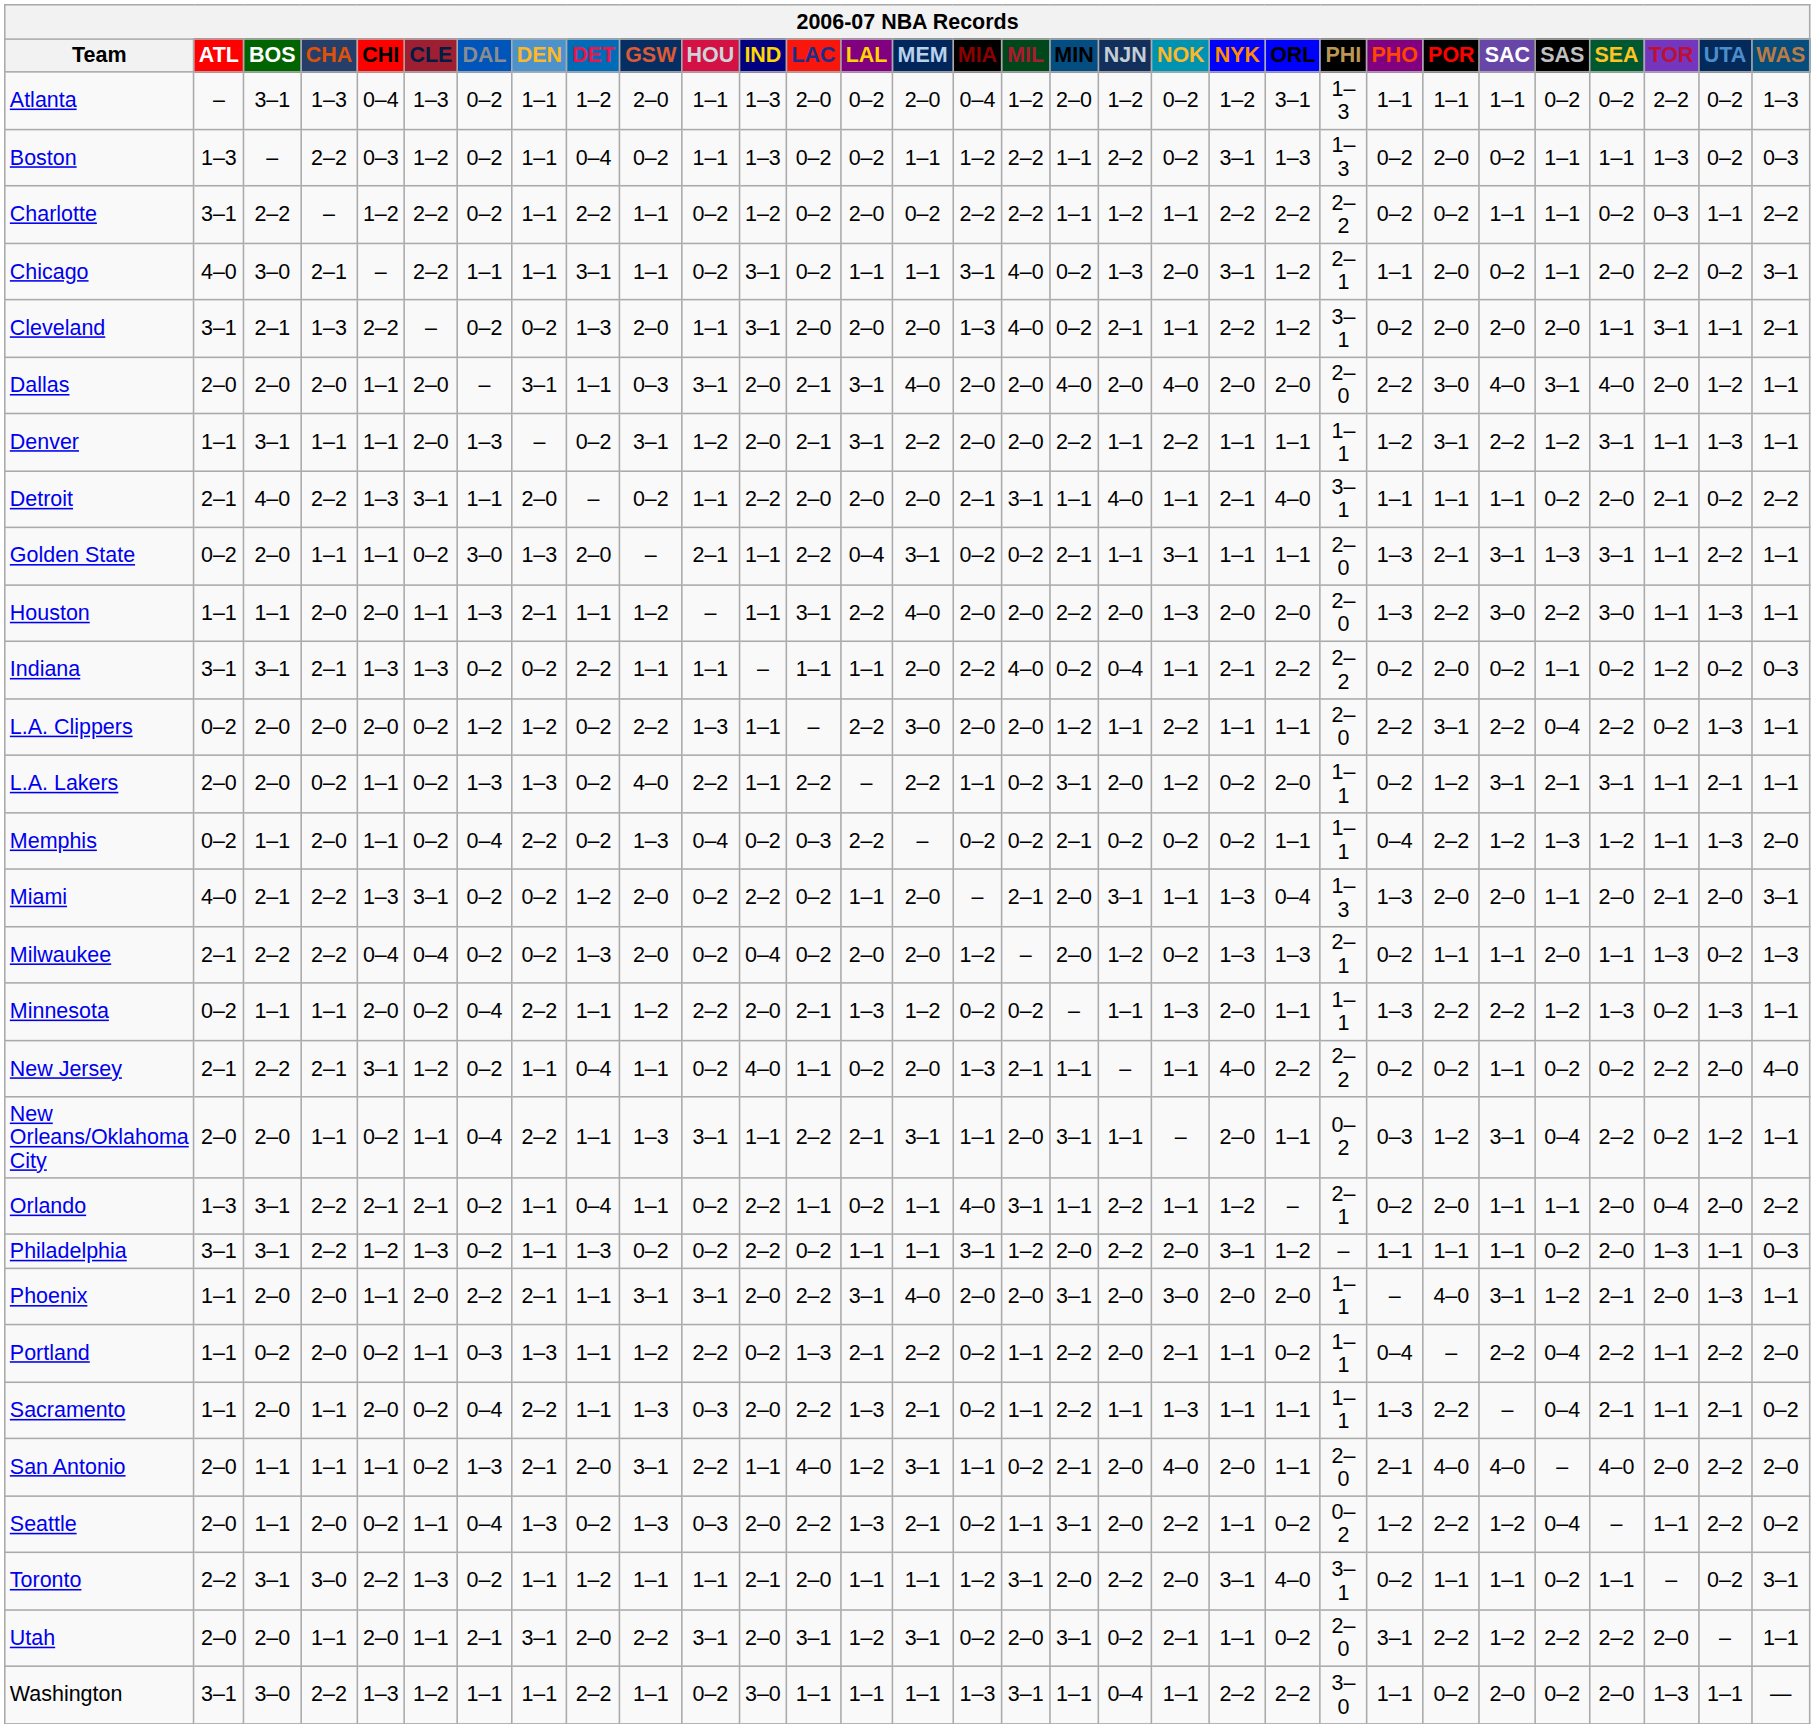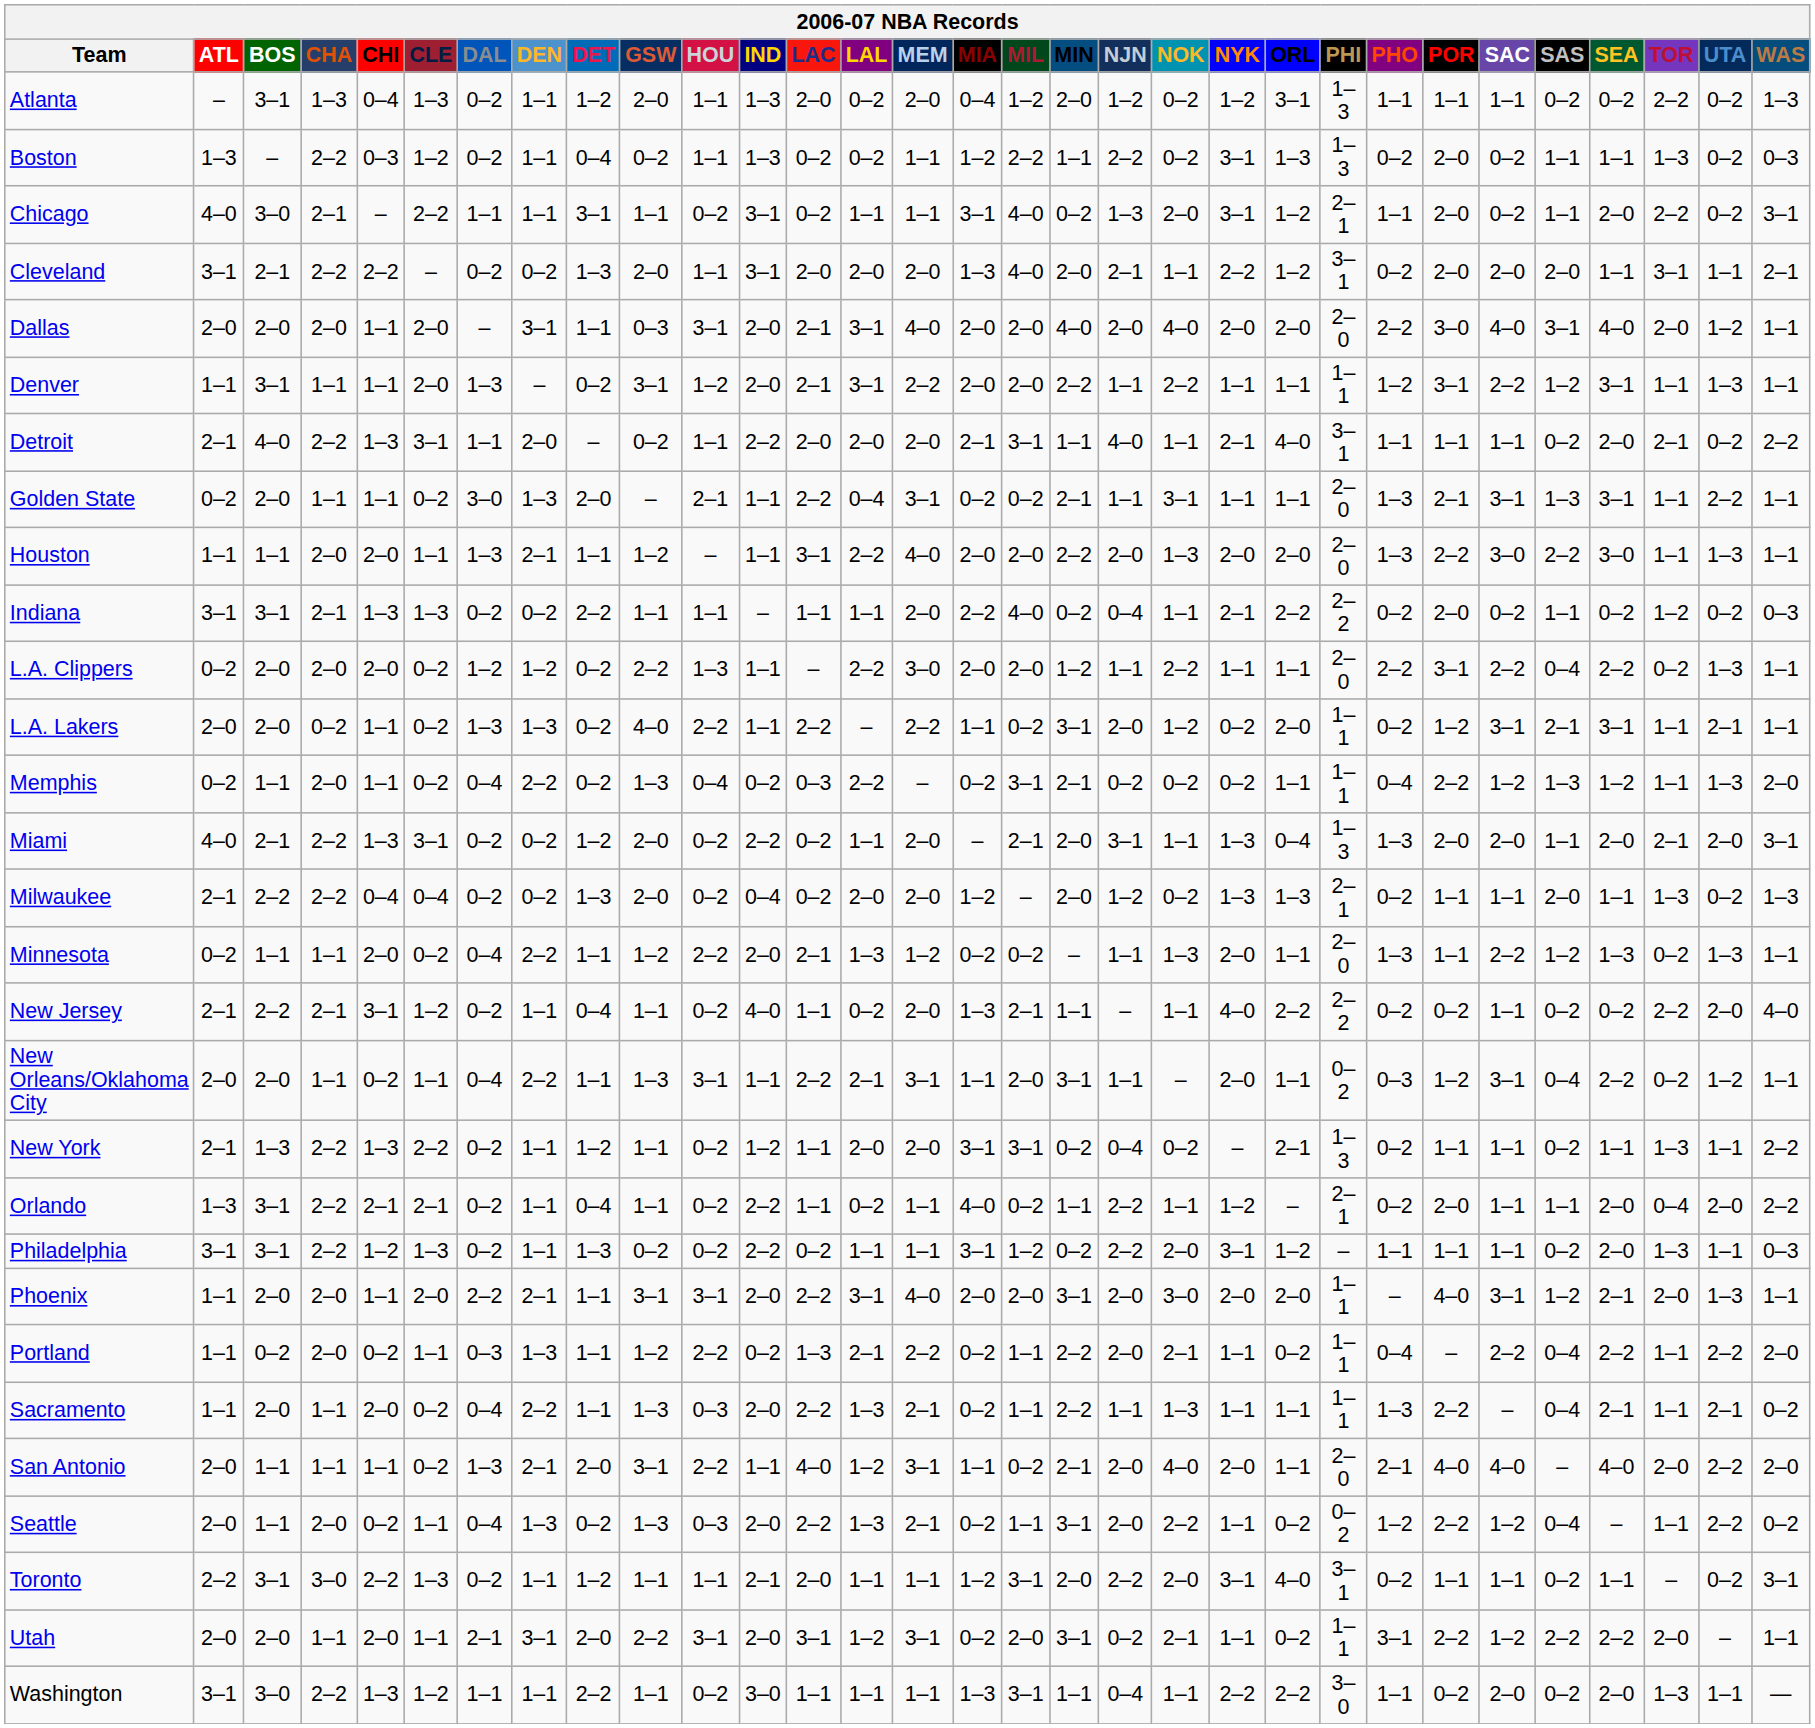- row: (53, 214)
(329, 328) 1–3 -> (329, 271) 2–2
(1074, 328) 0–2 -> (1074, 271) 2–0
(1026, 840) 0–2 -> (1026, 783) 3–1
(1343, 1011) 1–1 -> (1343, 954) 2–0
(1451, 1011) 2–2 -> (1451, 954) 1–1
+ row: (55, 1148)
(1026, 1205) 3–1 -> (1026, 1205) 0–2
(1074, 1251) 2–0 -> (1074, 1251) 0–2
(1343, 1637) 2–0 -> (1343, 1637) 1–1
